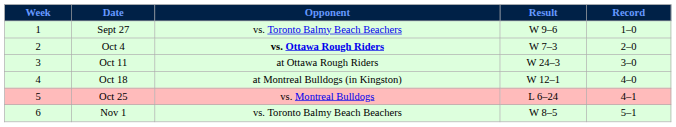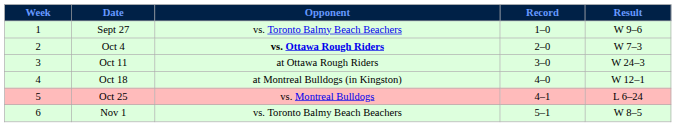columns swapped: (543, 12) <-> (629, 12)
